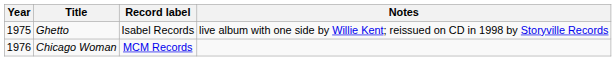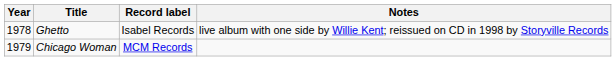(19, 30) 1975 -> (19, 30) 1978
(19, 47) 1976 -> (19, 47) 1979
